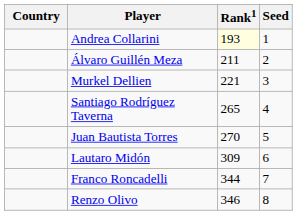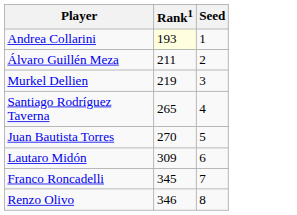- column: (36, 16)
(230, 80) 221 -> (167, 80) 219
(230, 178) 344 -> (167, 178) 345
